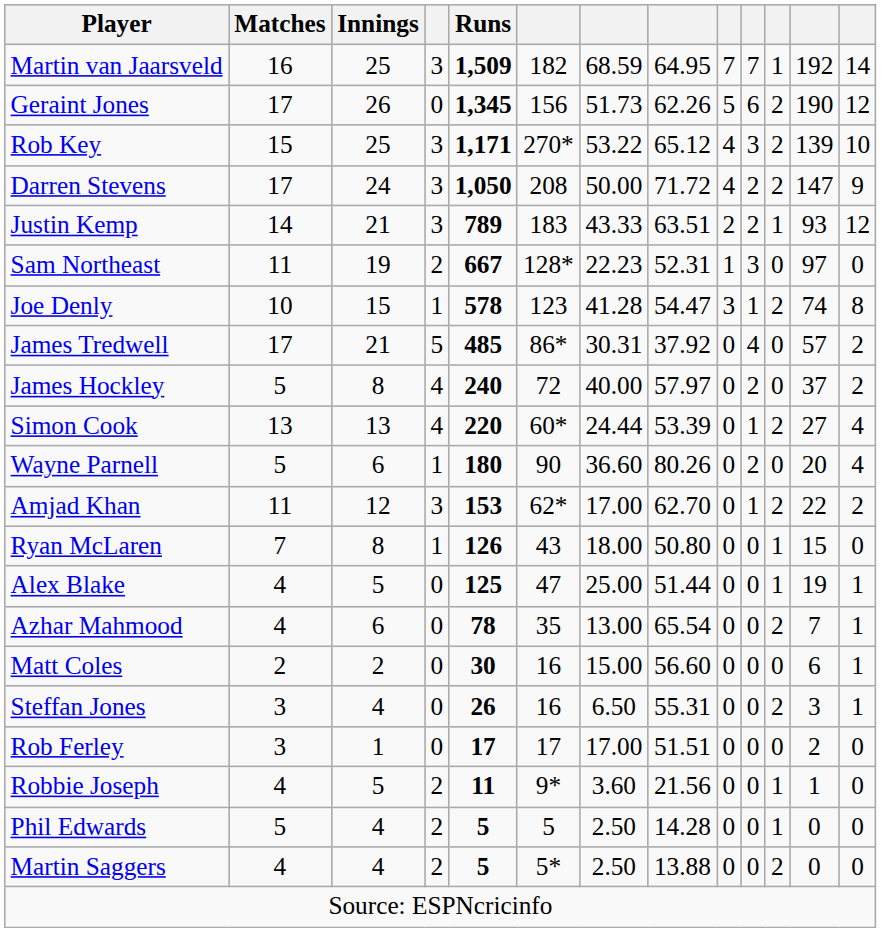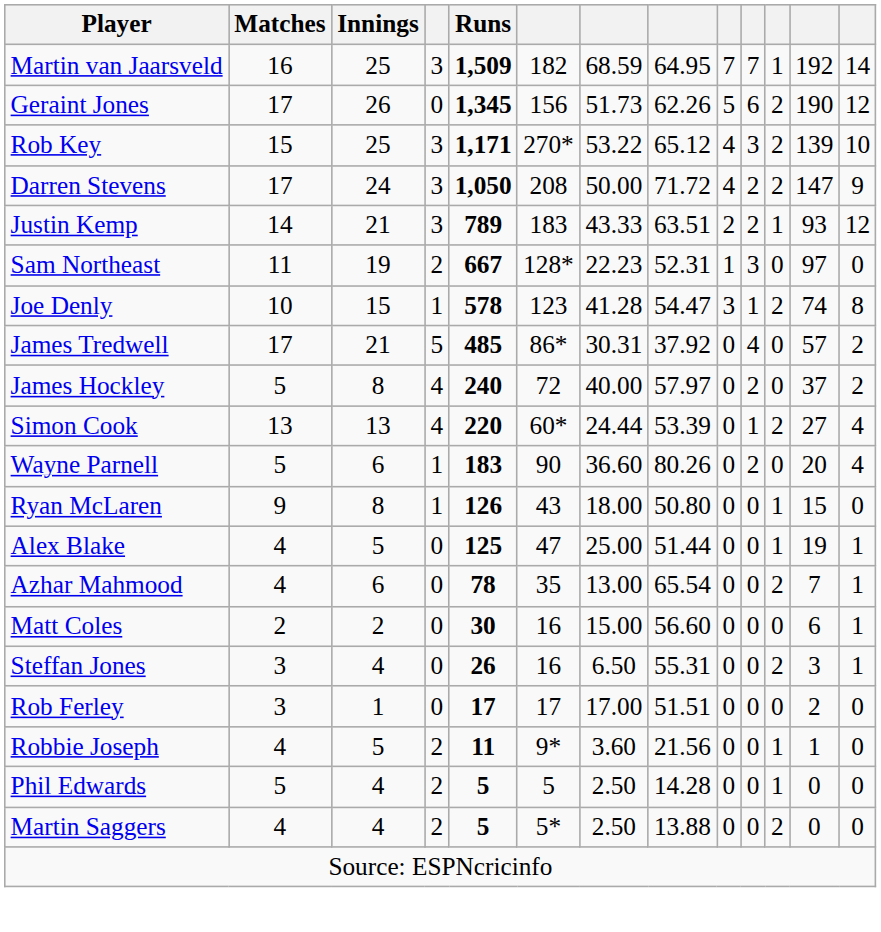(483, 465) 180 -> (483, 465) 183
- row: (76, 505)
(280, 545) 7 -> (280, 505) 9
